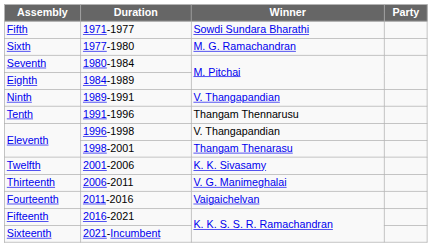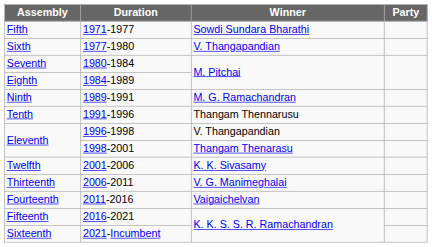(245, 47) M. G. Ramachandran -> (237, 47) V. Thangapandian
(237, 98) V. Thangapandian -> (245, 98) M. G. Ramachandran
